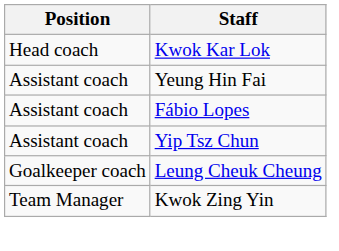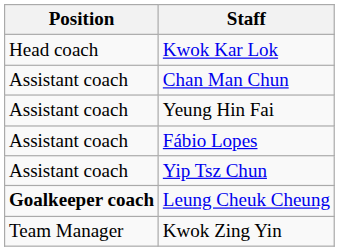+ row: (226, 79)
(77, 170) normal -> (82, 200) bold
